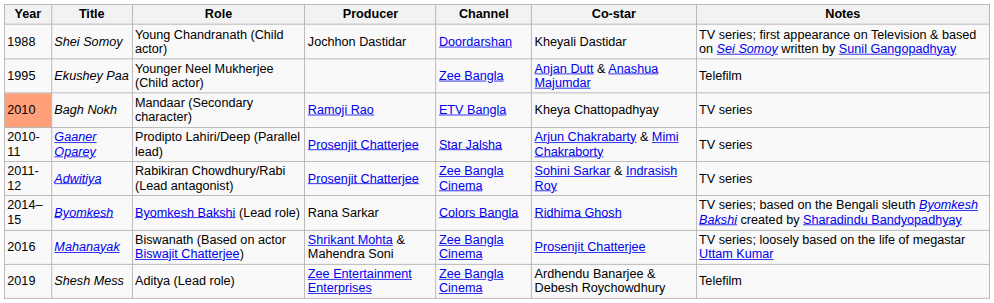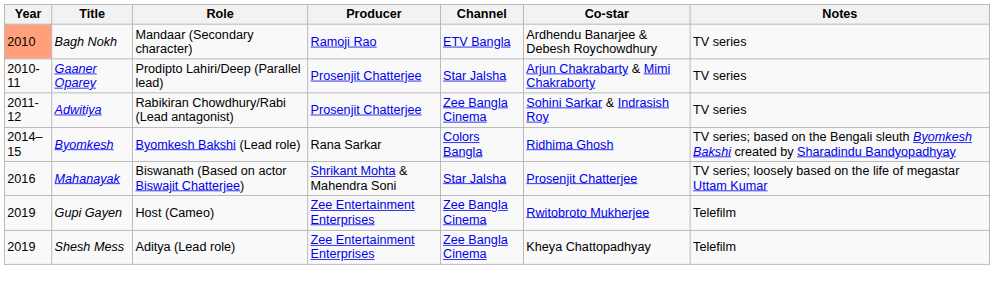- row: (88, 41)
- row: (92, 75)
(597, 110) Kheya Chattopadhyay -> (592, 41) Ardhendu Banarjee & Debesh Roychowdhury
(471, 247) Zee Bangla Cinema -> (475, 178) Star Jalsha
+ row: (88, 213)
(600, 281) Ardhendu Banarjee & Debesh Roychowdhury -> (589, 247) Kheya Chattopadhyay
